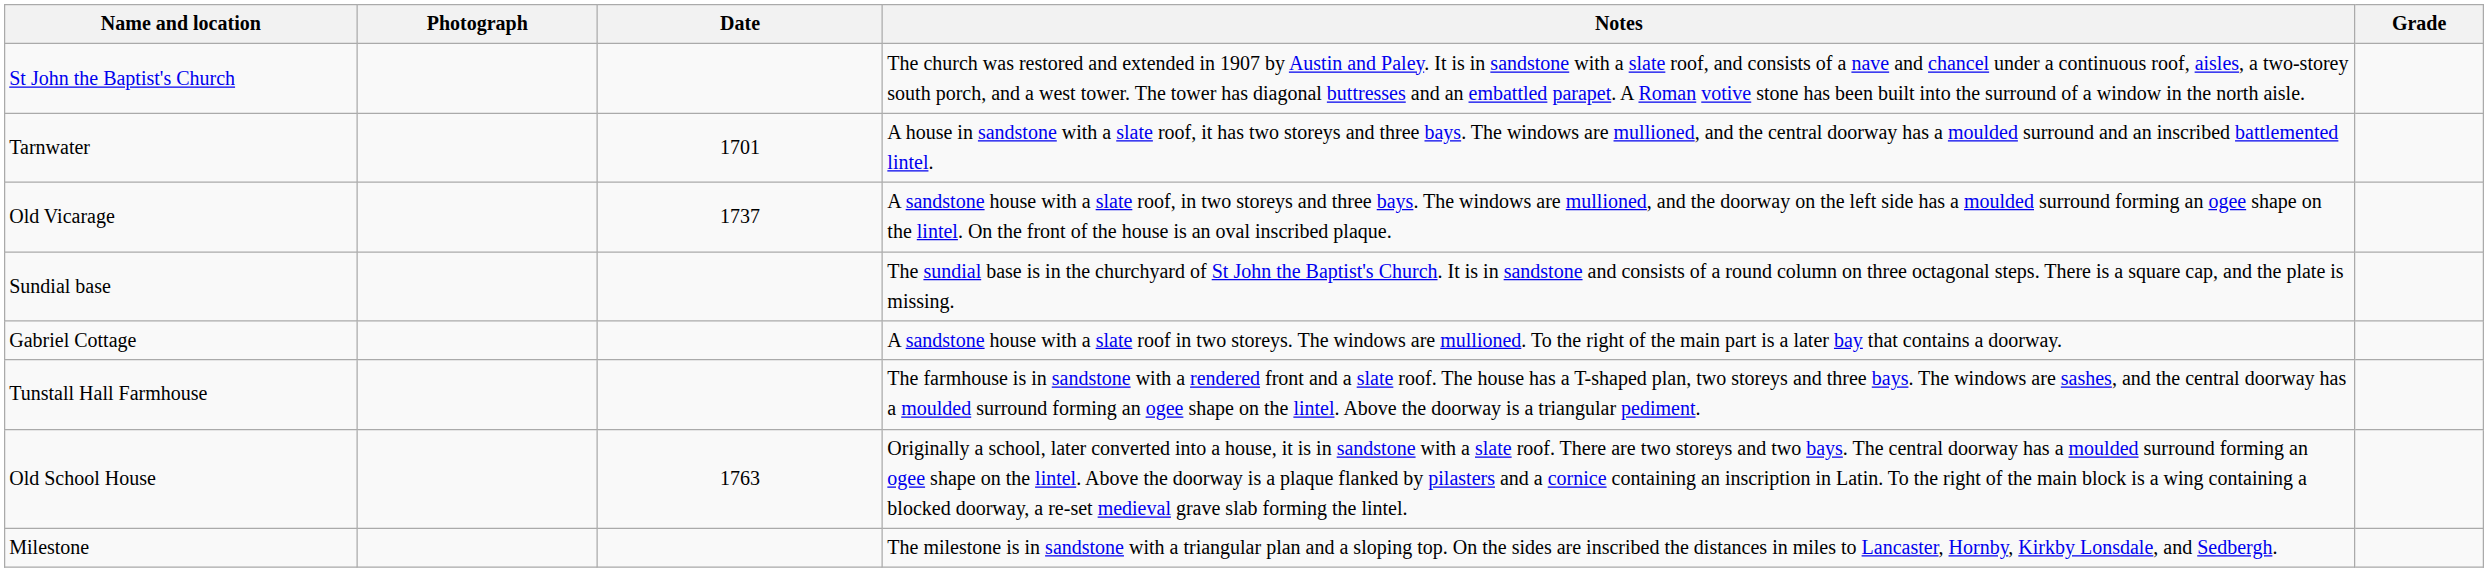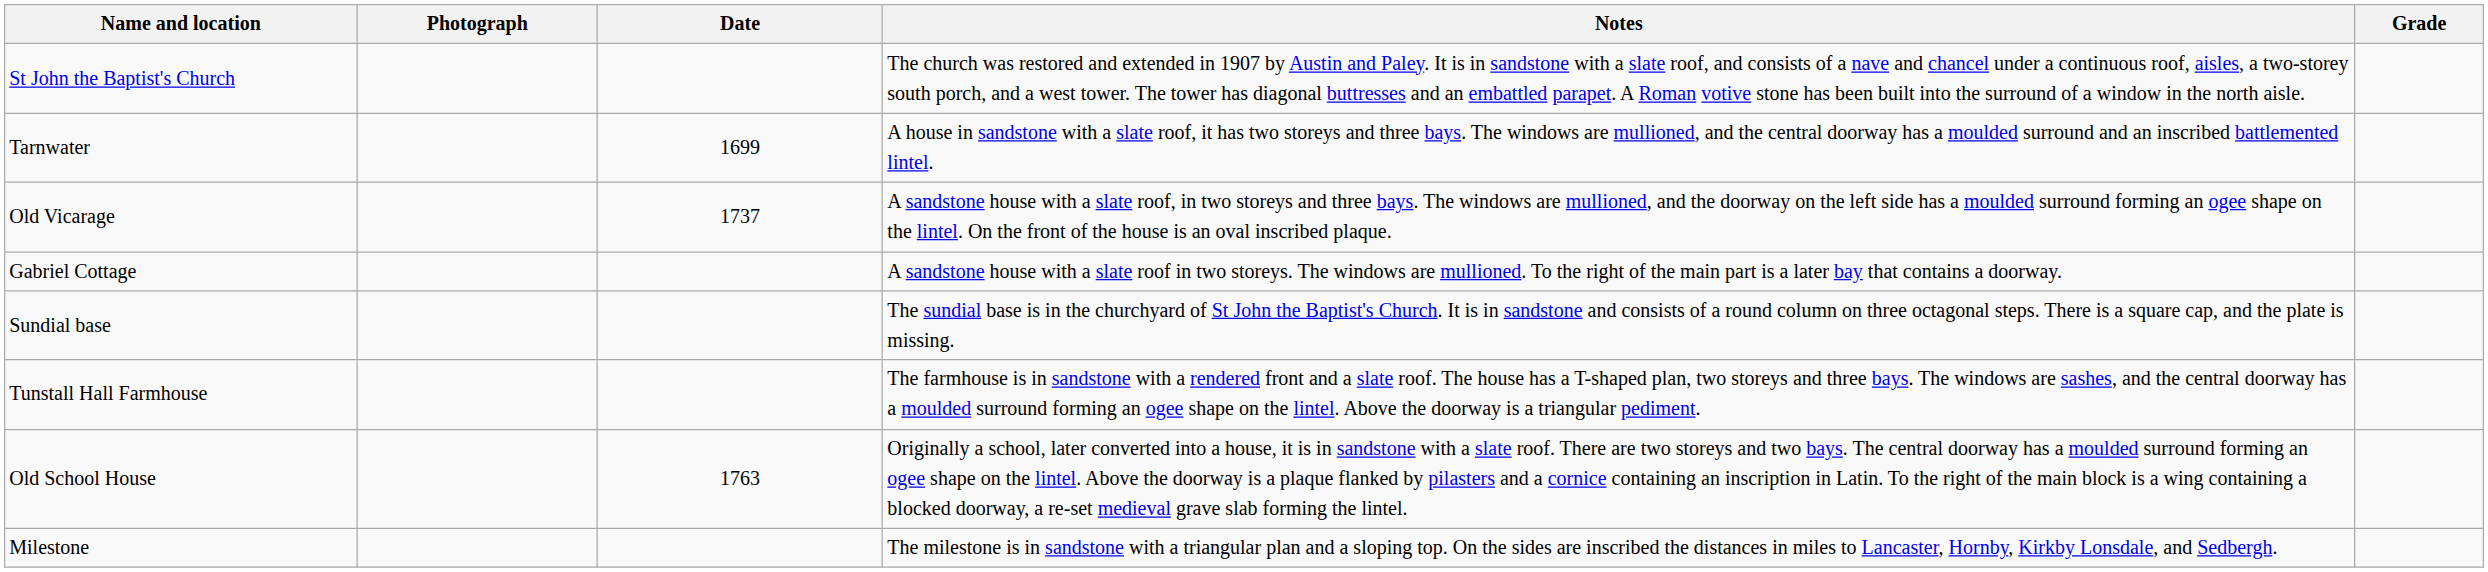(740, 147) 1701 -> (740, 147) 1699
rows swapped: (60, 285) <-> (73, 340)
